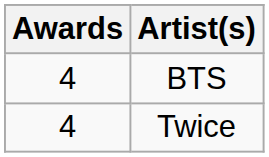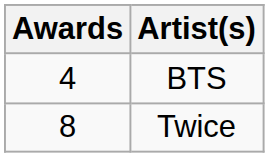(68, 126) 4 -> (68, 126) 8
